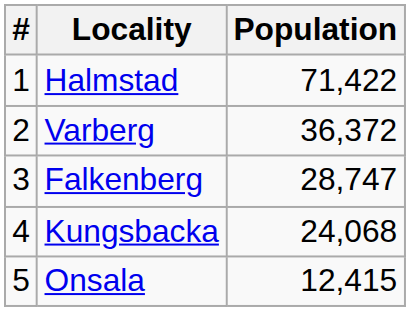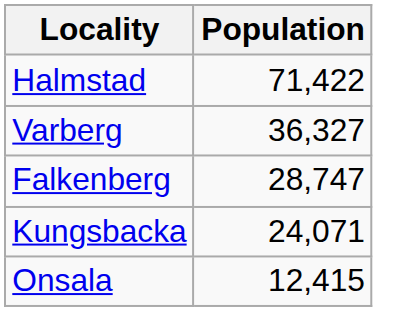- column: (21, 29)
(349, 130) 36,372 -> (316, 130) 36,327
(349, 230) 24,068 -> (316, 230) 24,071
